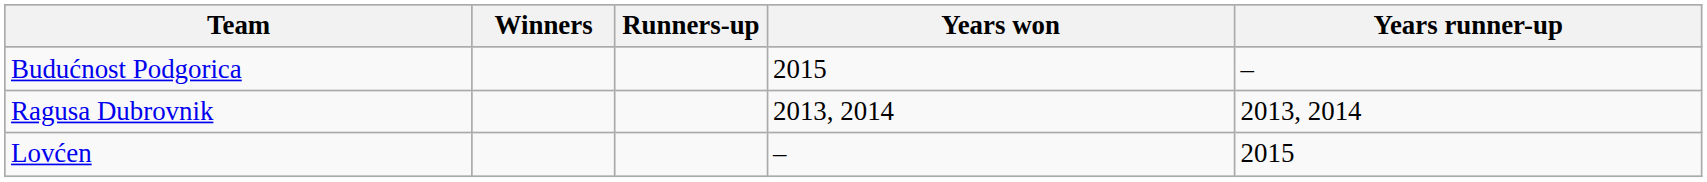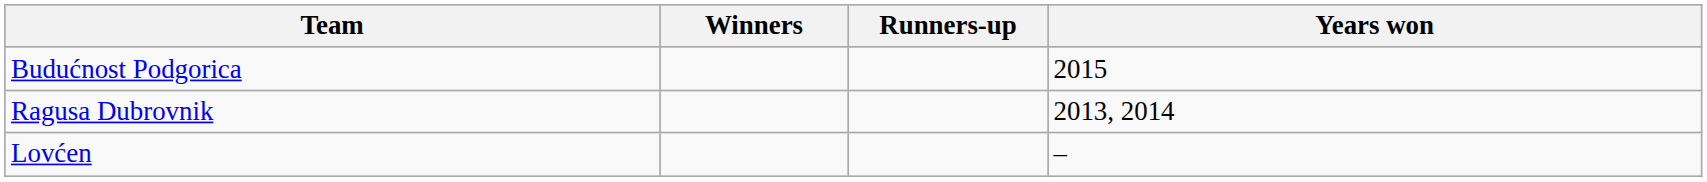- column: (1468, 25)
